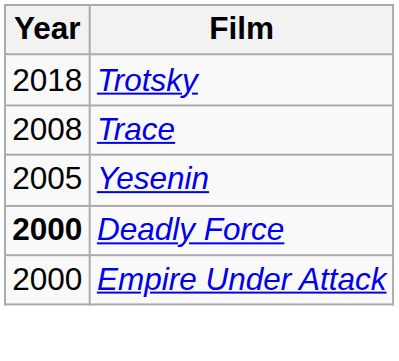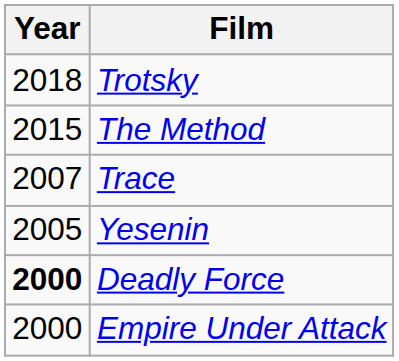+ row: (181, 129)
(47, 129) 2008 -> (47, 179) 2007
